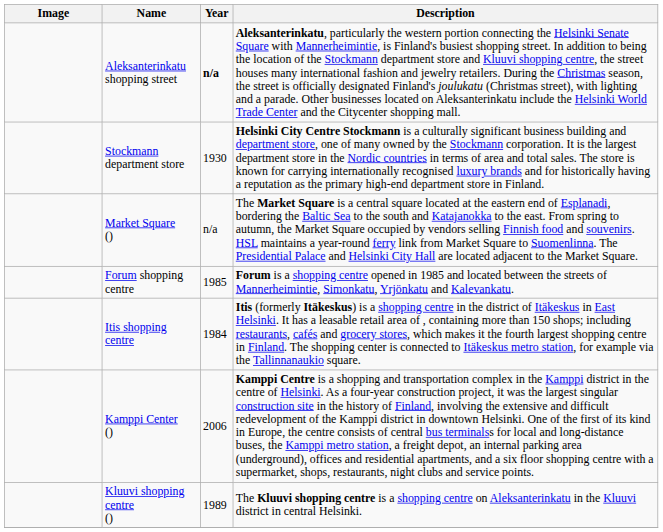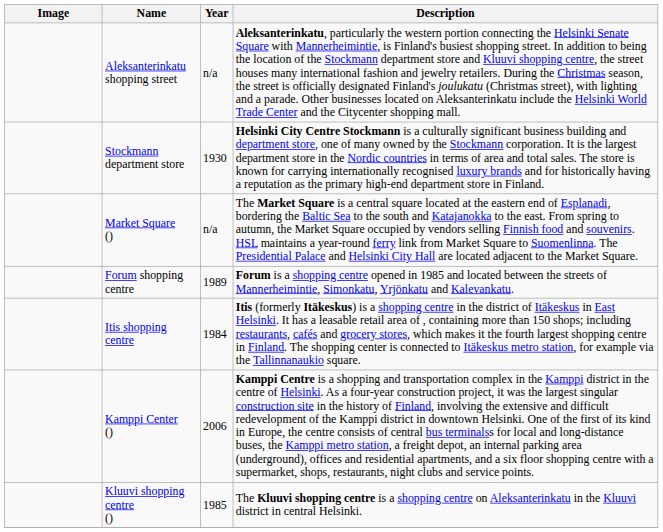(211, 72) bold -> (210, 72) normal
(215, 282) 1985 -> (215, 282) 1989
(215, 504) 1989 -> (215, 504) 1985
